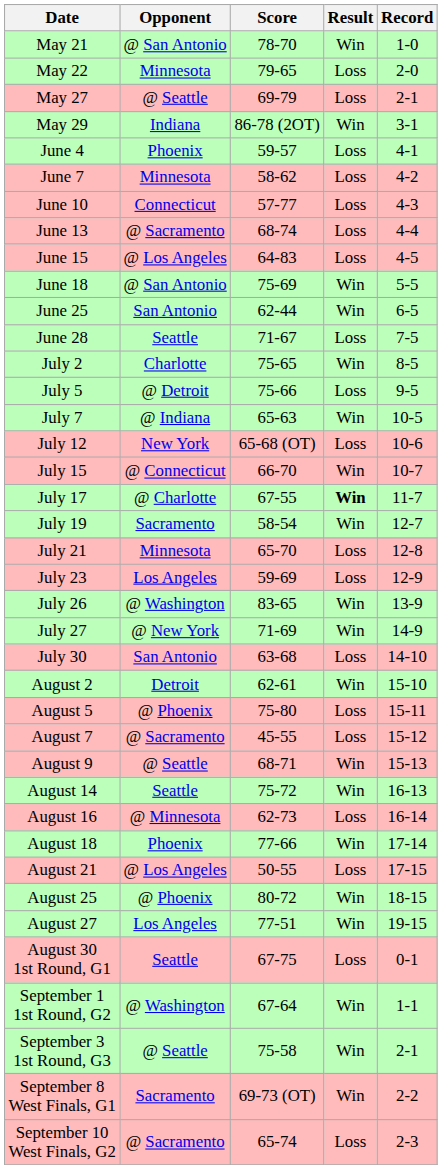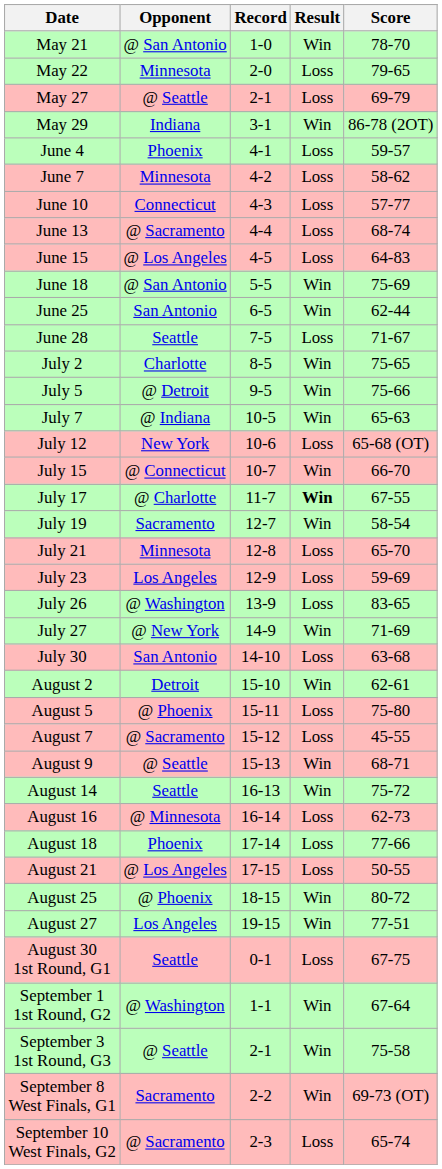columns swapped: (277, 17) <-> (407, 17)
(350, 390) Loss -> (317, 390) Win
(350, 603) Win -> (317, 603) Loss
(350, 843) Win -> (317, 843) Loss
